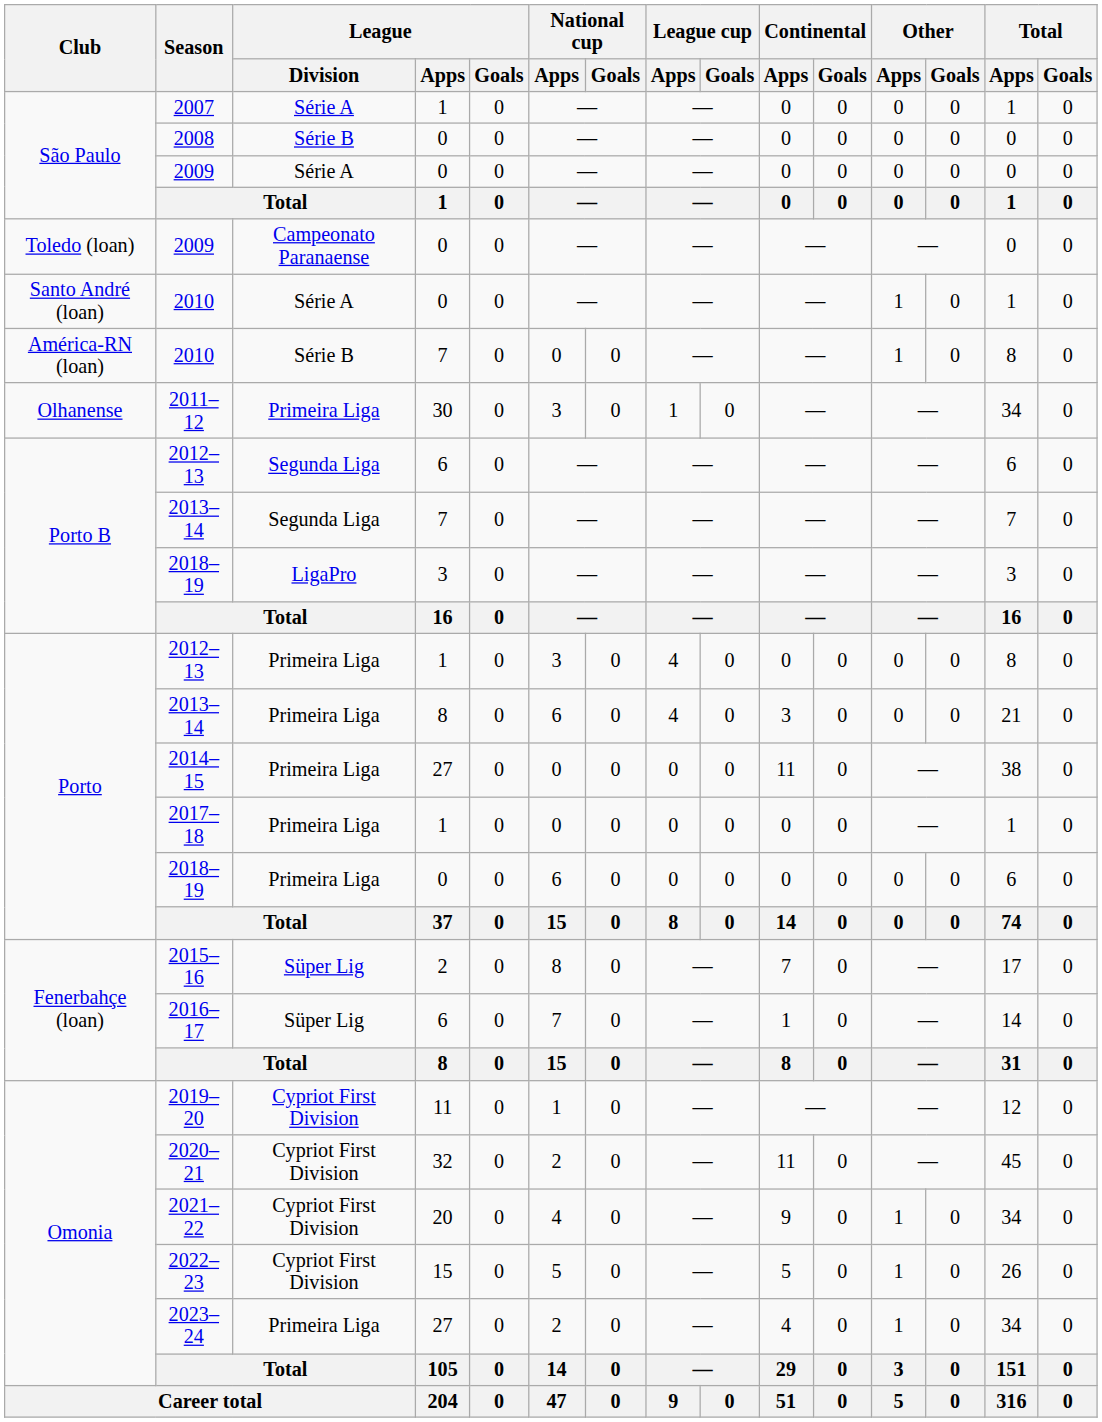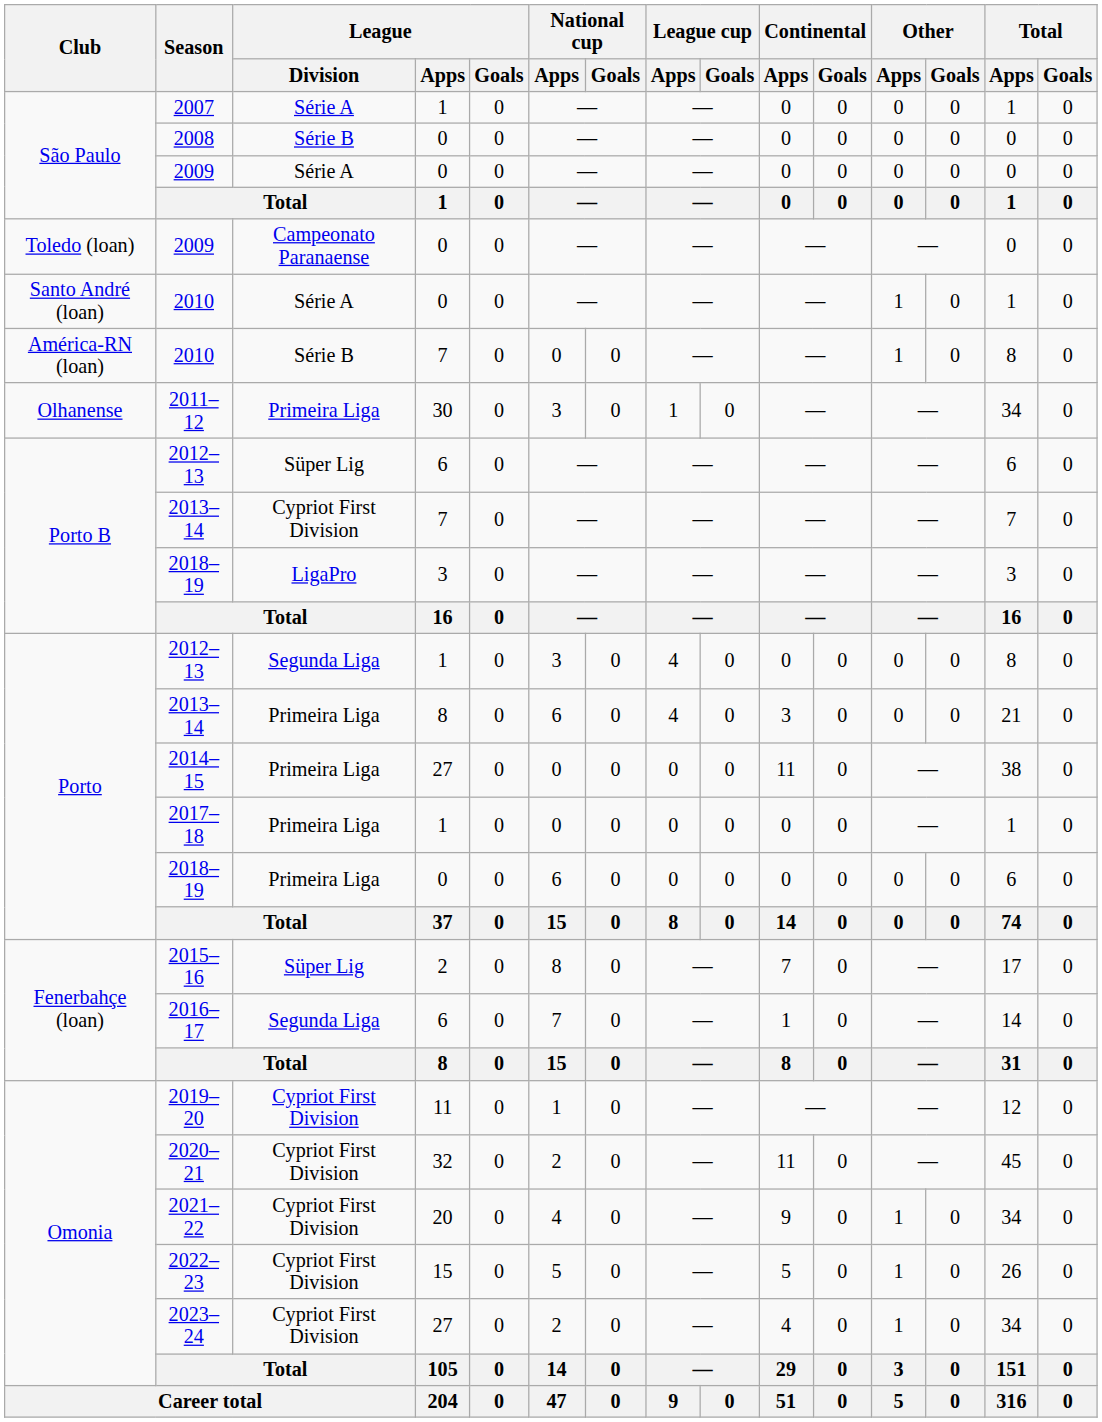(324, 464) Segunda Liga -> (324, 464) Süper Lig
(324, 519) Segunda Liga -> (324, 519) Cypriot First Division
(324, 660) Primeira Liga -> (324, 660) Segunda Liga
(324, 1020) Süper Lig -> (324, 1020) Segunda Liga
(324, 1326) Primeira Liga -> (324, 1326) Cypriot First Division
